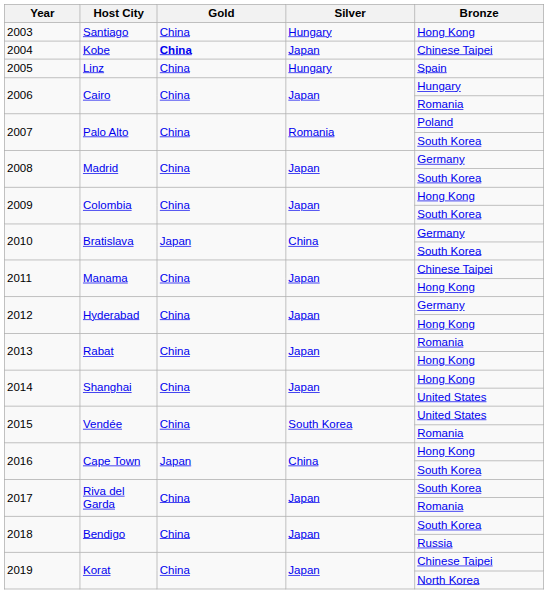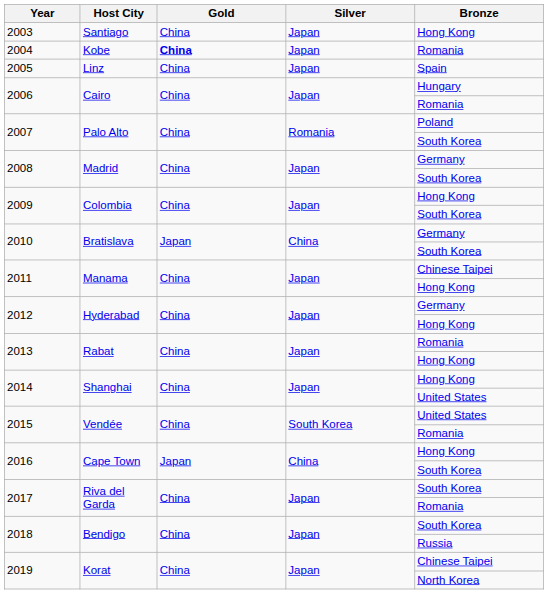(310, 31) Hungary -> (304, 31) Japan
(455, 50) Chinese Taipei -> (440, 50) Romania
(310, 68) Hungary -> (304, 68) Japan
